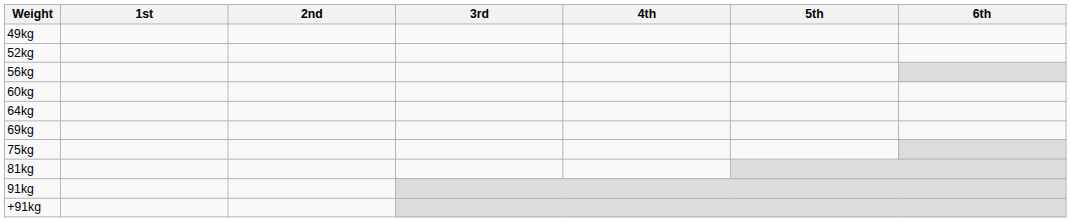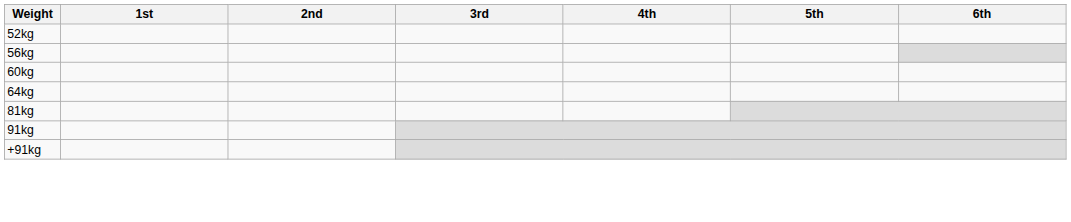- row: (21, 34)
- row: (21, 131)
- row: (21, 150)
